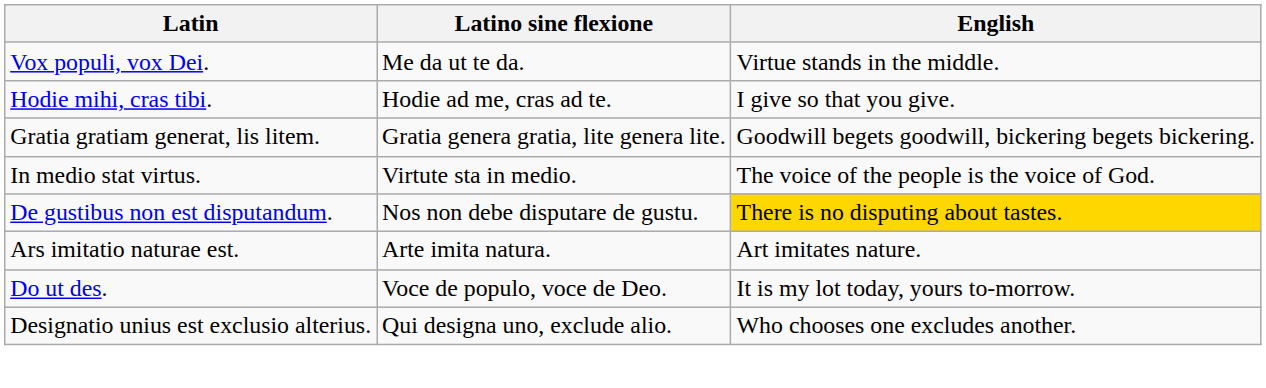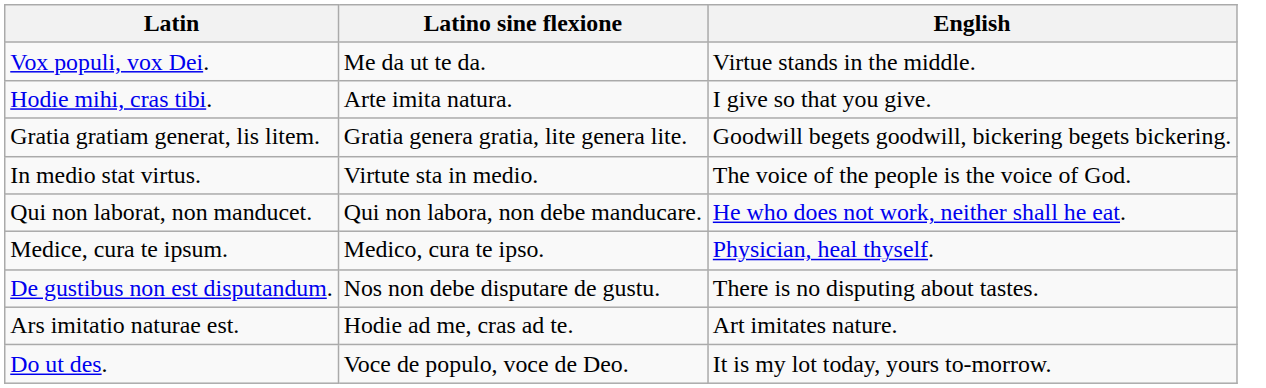(497, 99) Hodie ad me, cras ad te. -> (428, 99) Arte imita natura.
+ row: (161, 212)
+ row: (119, 250)
(899, 212) gold background -> (876, 288) no background
(466, 250) Arte imita natura. -> (459, 325) Hodie ad me, cras ad te.
- row: (191, 325)
